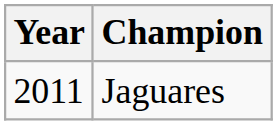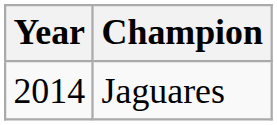(49, 89) 2011 -> (49, 89) 2014
